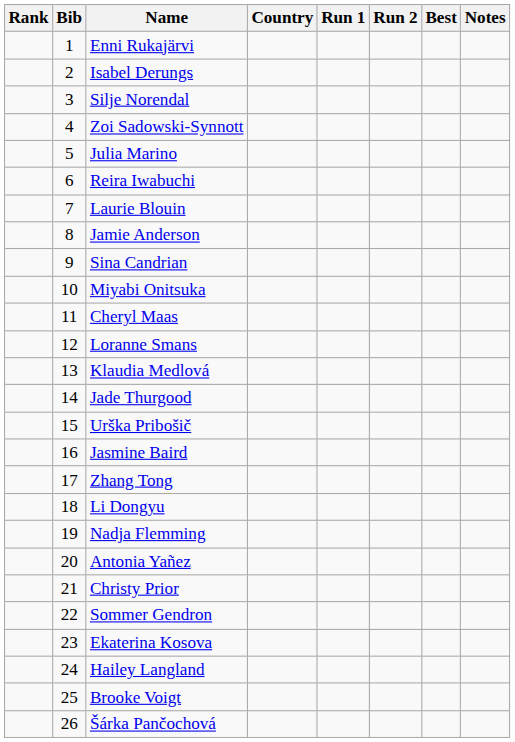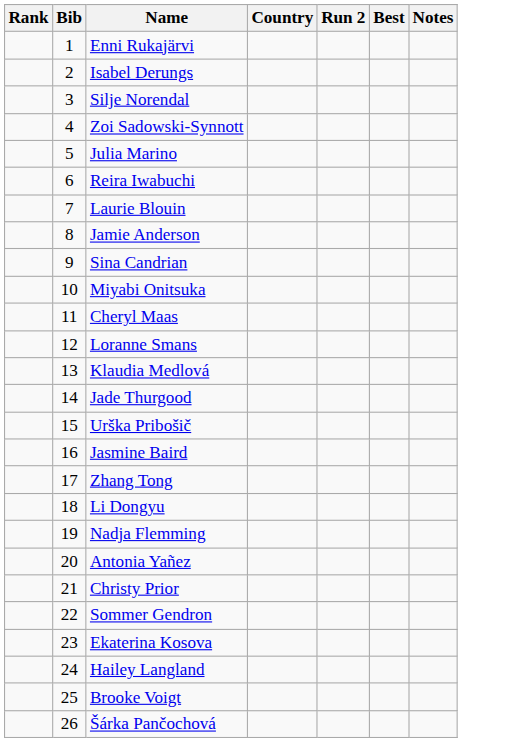- column: (343, 18)
